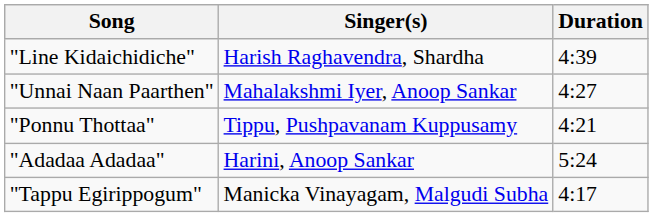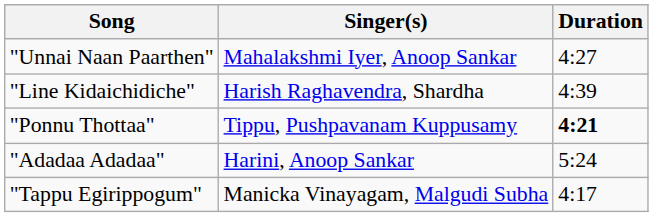rows swapped: (102, 56) <-> (112, 90)
(578, 125) normal -> (578, 125) bold
